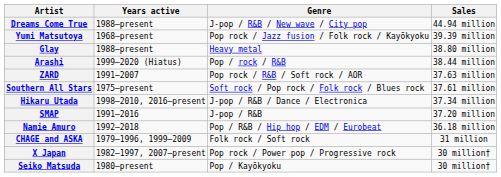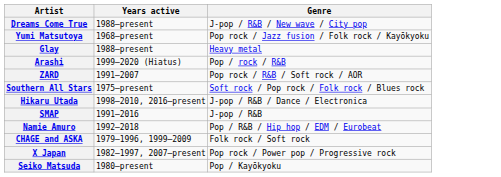- column: (464, 11)
